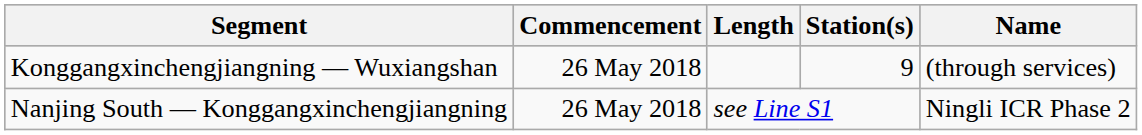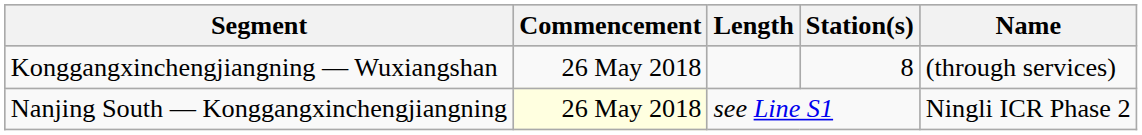(907, 66) 9 -> (907, 66) 8
(631, 108) no background -> (631, 108) lightyellow background
